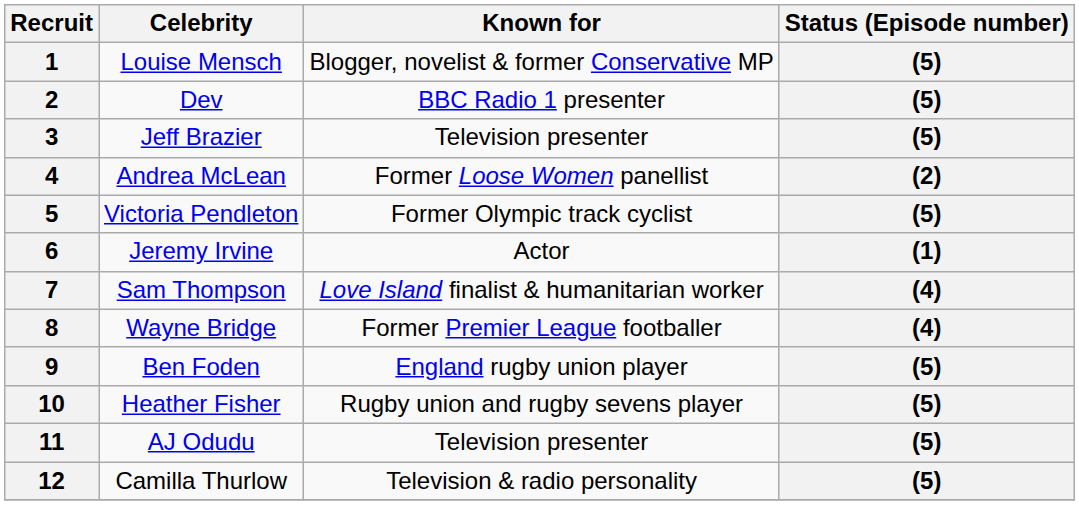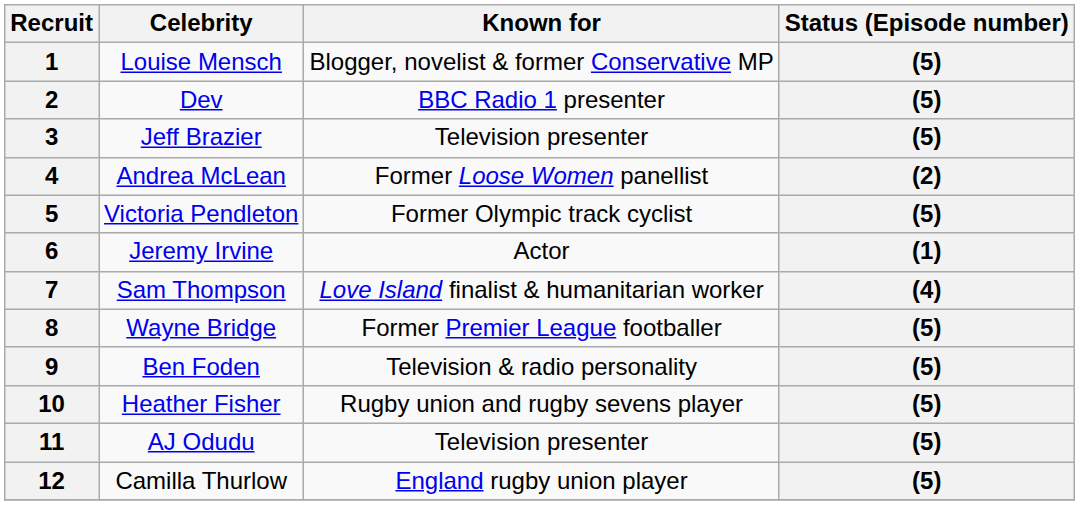(927, 328) (4) -> (927, 328) (5)
(542, 366) England rugby union player -> (542, 366) Television & radio personality
(542, 480) Television & radio personality -> (542, 480) England rugby union player
